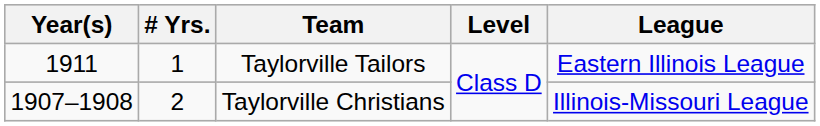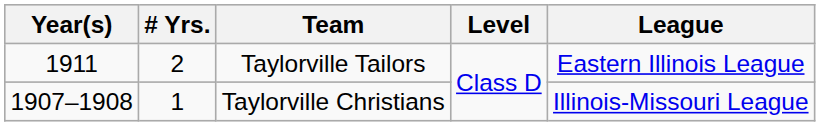(177, 63) 1 -> (177, 63) 2
(177, 102) 2 -> (177, 102) 1
